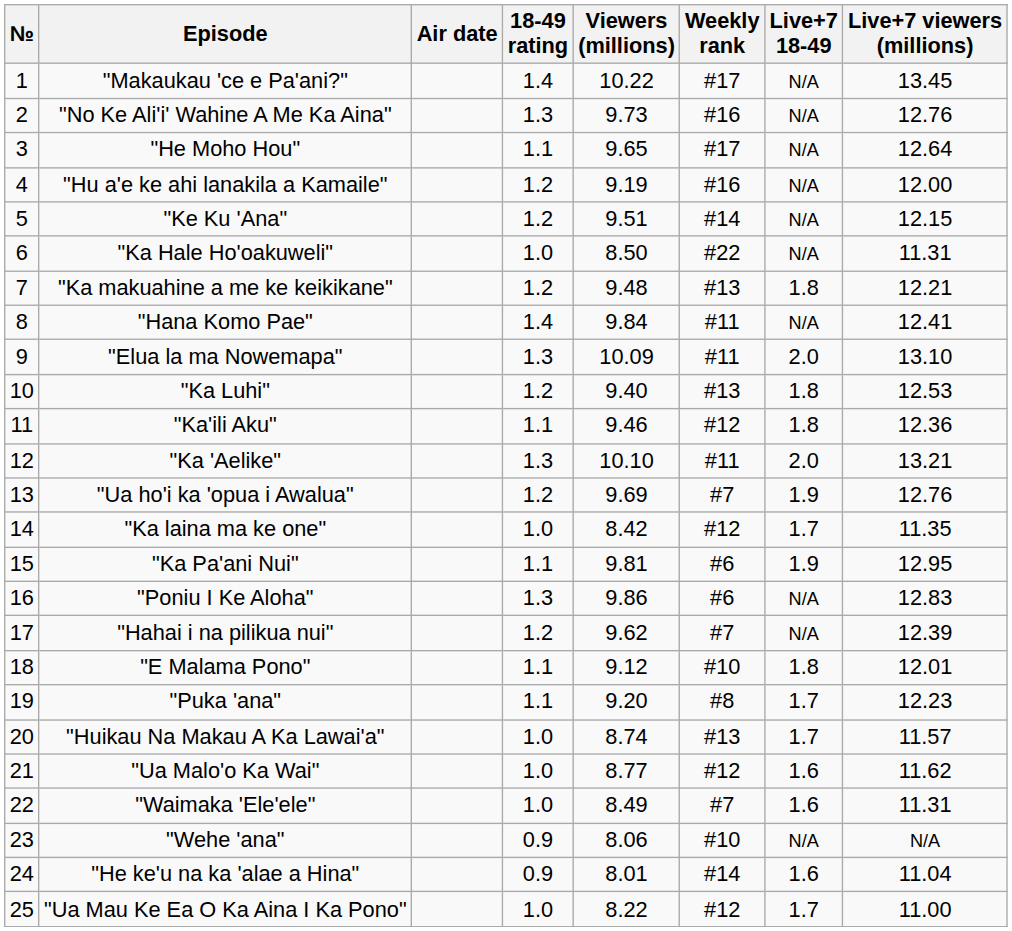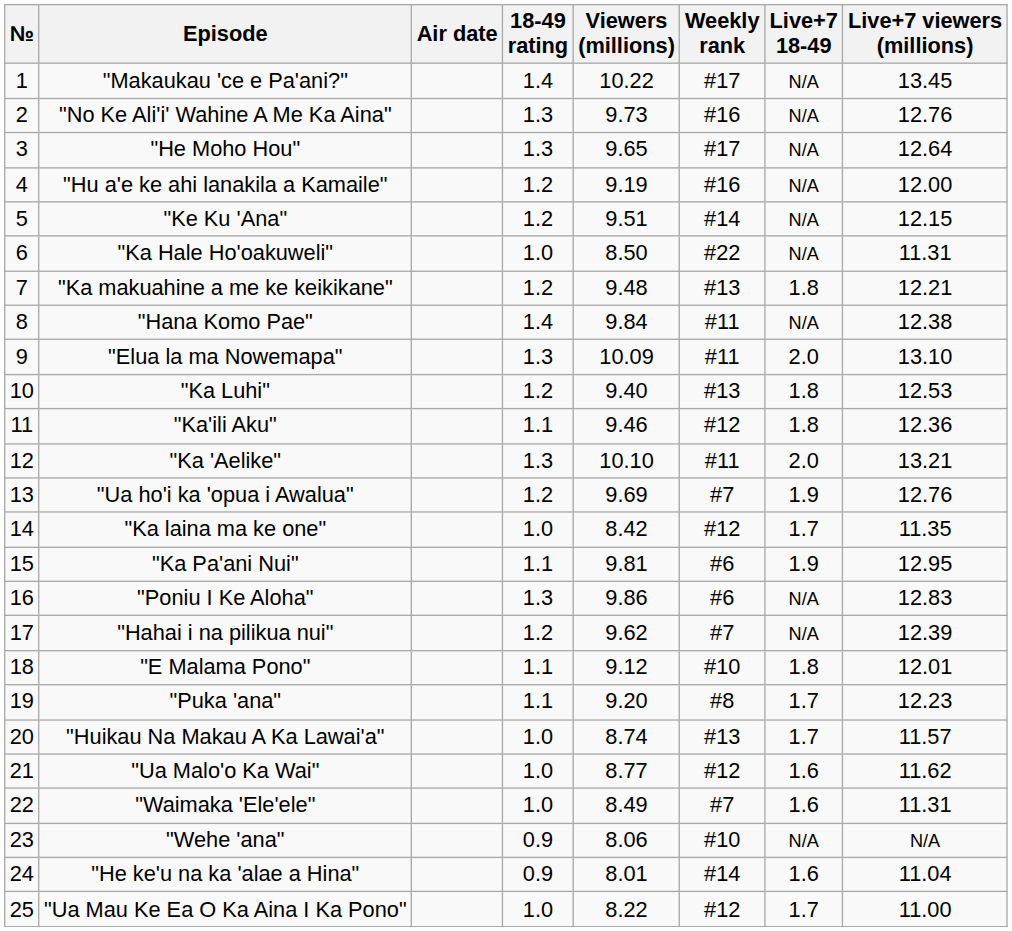(538, 149) 1.1 -> (538, 149) 1.3
(925, 322) 12.41 -> (925, 322) 12.38
